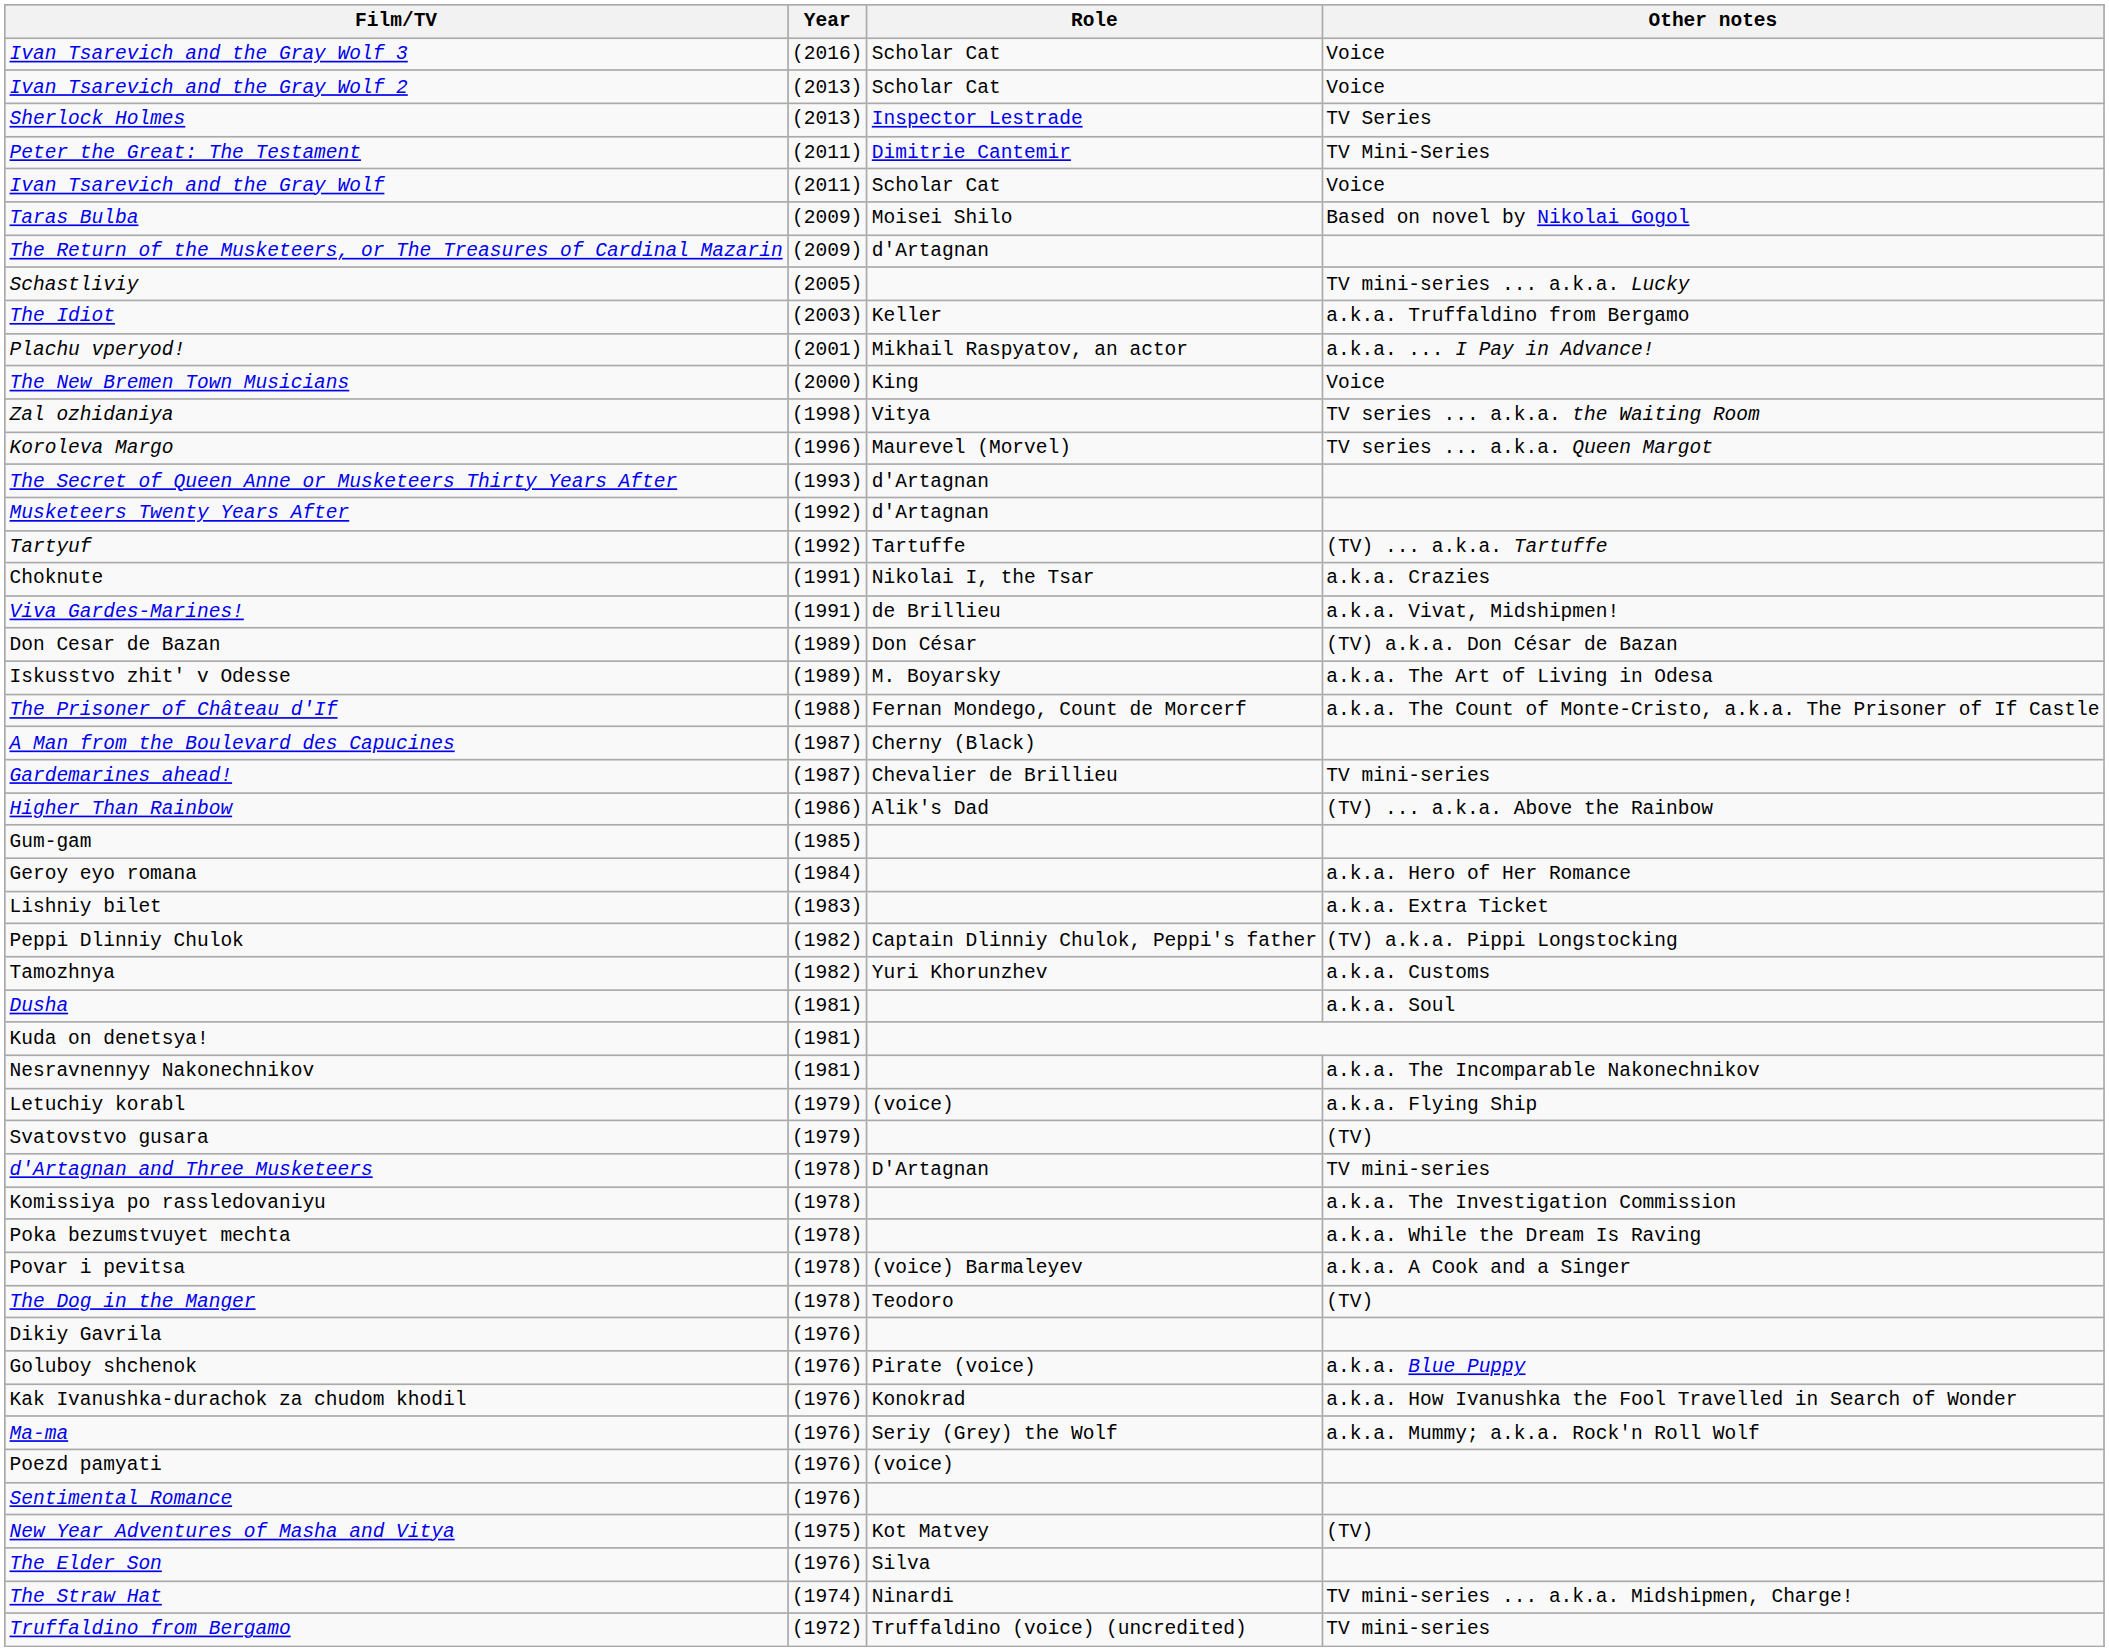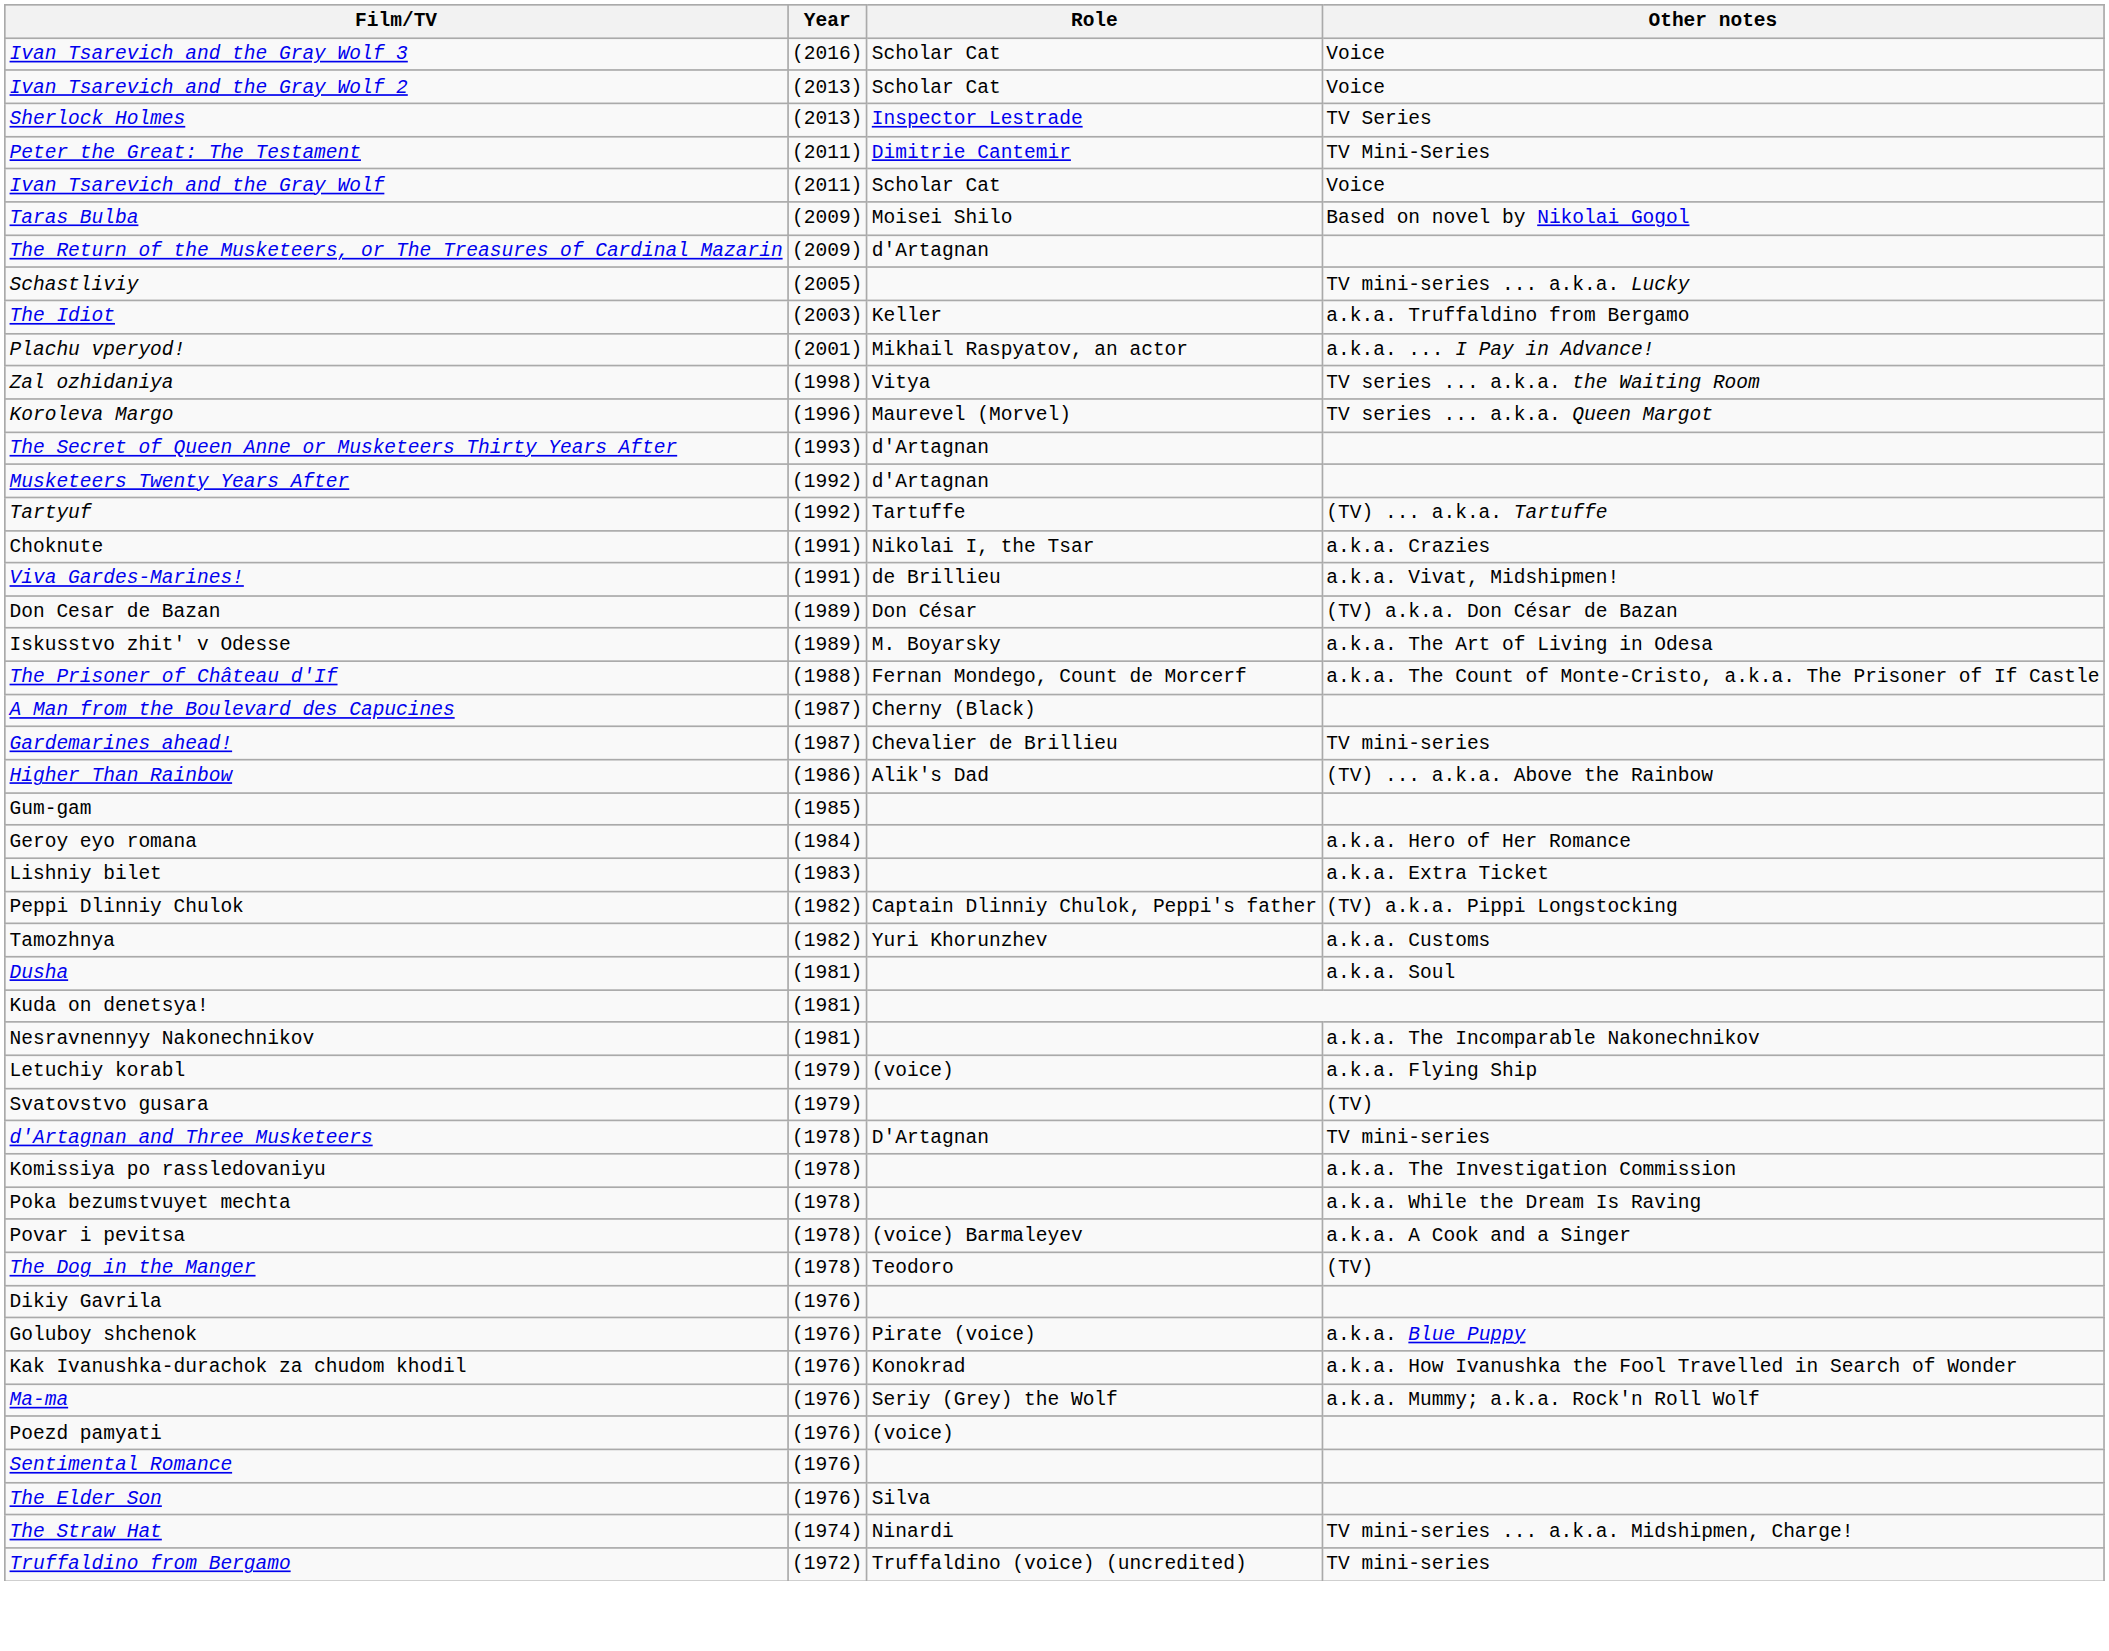- row: (179, 382)
- row: (232, 1531)
